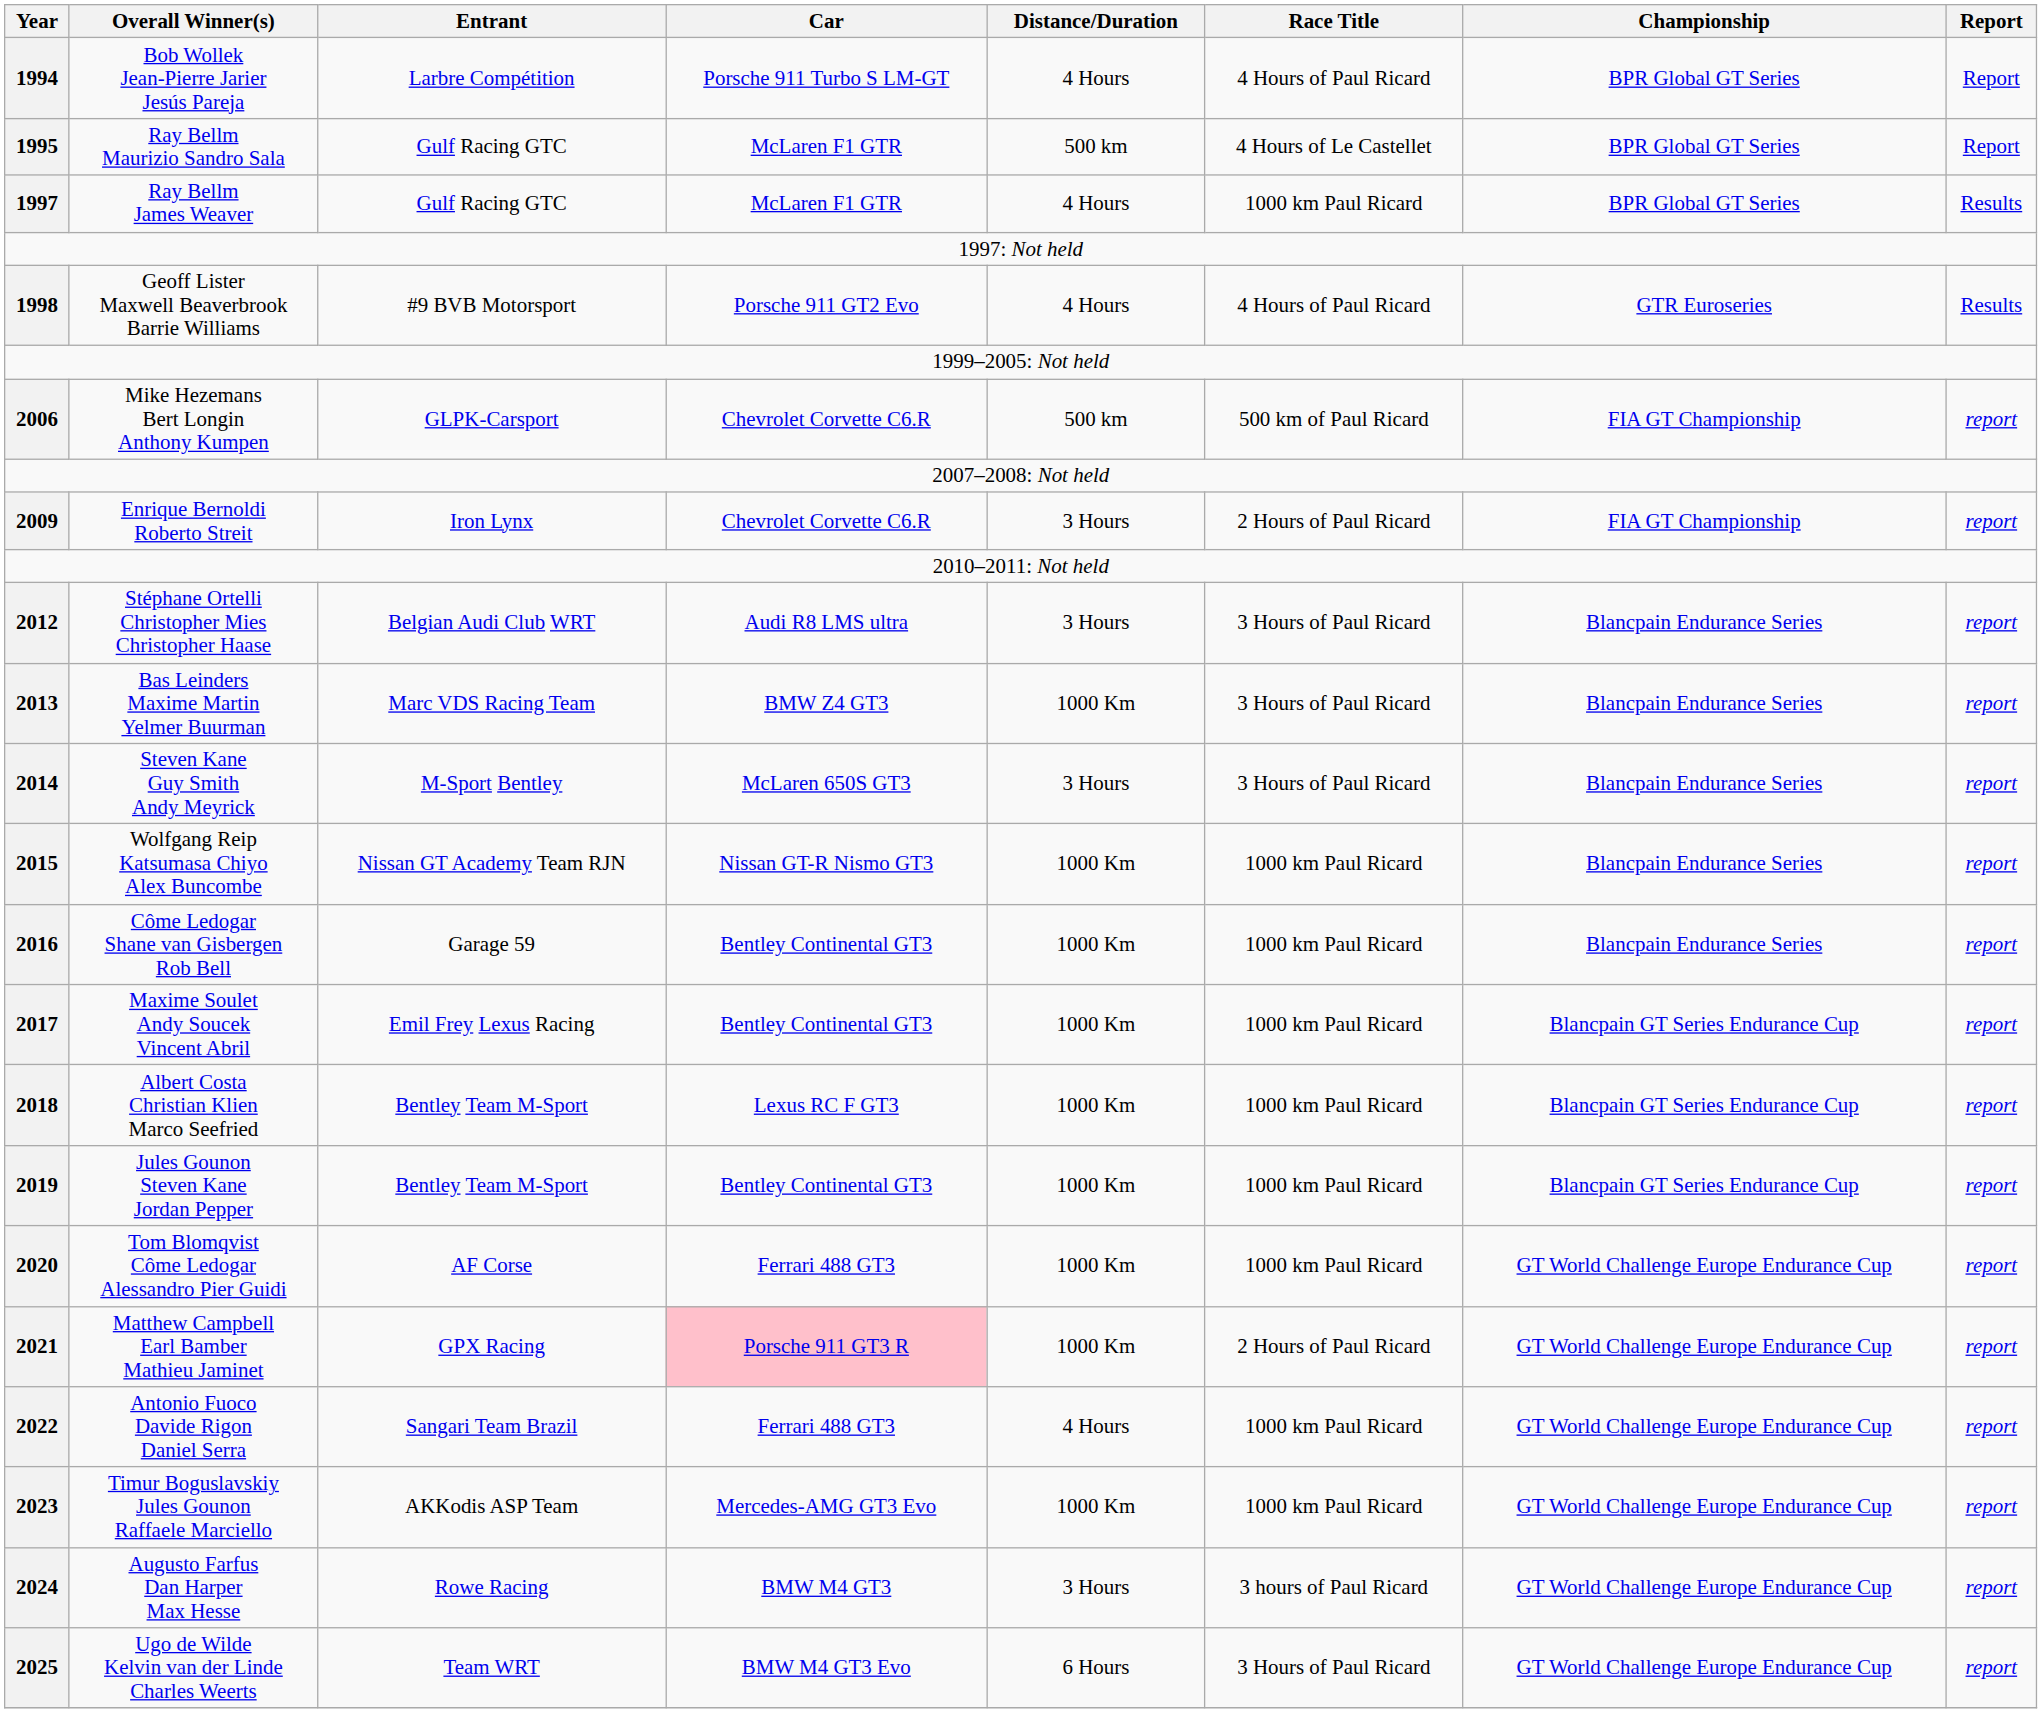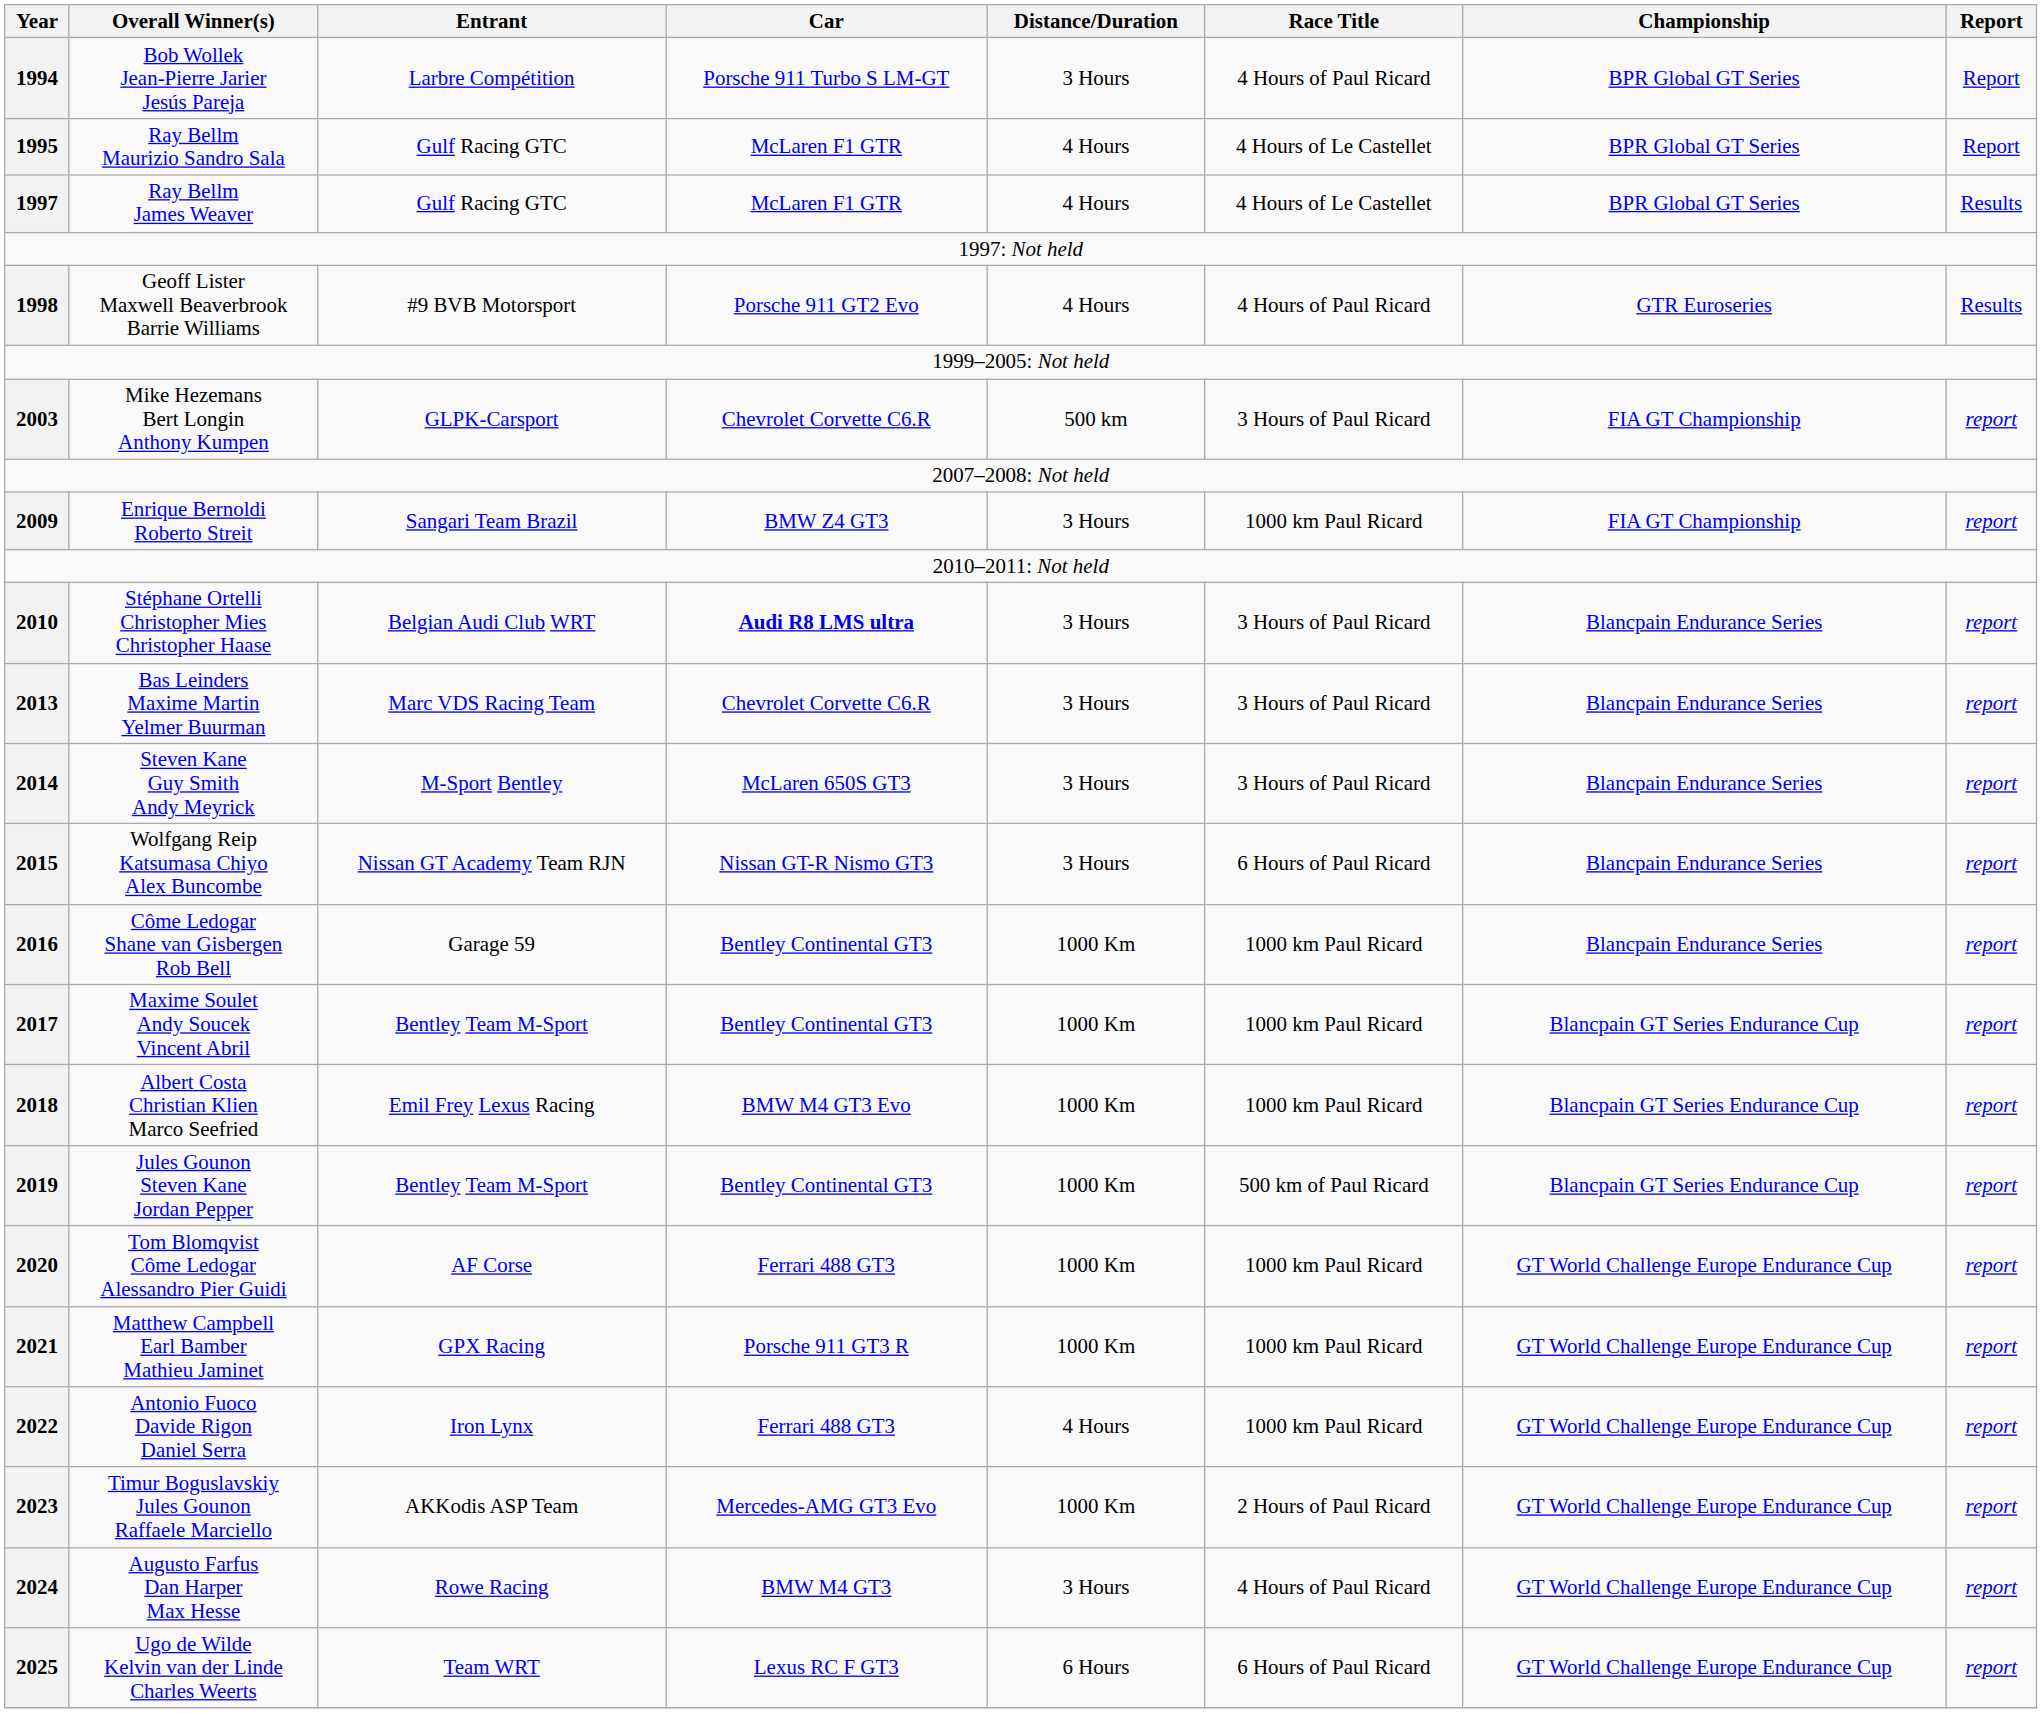(1096, 77) 4 Hours -> (1096, 77) 3 Hours
(1096, 146) 500 km -> (1096, 146) 4 Hours
(1334, 203) 1000 km Paul Ricard -> (1334, 203) 4 Hours of Le Castellet
(37, 418) 2006 -> (37, 418) 2003
(1334, 418) 500 km of Paul Ricard -> (1334, 418) 3 Hours of Paul Ricard
(492, 520) Iron Lynx -> (492, 520) Sangari Team Brazil
(826, 520) Chevrolet Corvette C6.R -> (826, 520) BMW Z4 GT3
(1334, 520) 2 Hours of Paul Ricard -> (1334, 520) 1000 km Paul Ricard
(37, 622) 2012 -> (37, 622) 2010
(826, 622) normal -> (826, 622) bold
(826, 702) BMW Z4 GT3 -> (826, 702) Chevrolet Corvette C6.R
(1096, 702) 1000 Km -> (1096, 702) 3 Hours
(1096, 863) 1000 Km -> (1096, 863) 3 Hours
(1334, 863) 1000 km Paul Ricard -> (1334, 863) 6 Hours of Paul Ricard
(492, 1024) Emil Frey Lexus Racing -> (492, 1024) Bentley Team M-Sport
(492, 1104) Bentley Team M-Sport -> (492, 1104) Emil Frey Lexus Racing
(826, 1104) Lexus RC F GT3 -> (826, 1104) BMW M4 GT3 Evo
(1334, 1185) 1000 km Paul Ricard -> (1334, 1185) 500 km of Paul Ricard
(826, 1346) pink background -> (826, 1346) no background
(1334, 1346) 2 Hours of Paul Ricard -> (1334, 1346) 1000 km Paul Ricard
(492, 1426) Sangari Team Brazil -> (492, 1426) Iron Lynx
(1334, 1506) 1000 km Paul Ricard -> (1334, 1506) 2 Hours of Paul Ricard
(1334, 1587) 3 hours of Paul Ricard -> (1334, 1587) 4 Hours of Paul Ricard
(826, 1667) BMW M4 GT3 Evo -> (826, 1667) Lexus RC F GT3
(1334, 1667) 3 Hours of Paul Ricard -> (1334, 1667) 6 Hours of Paul Ricard
